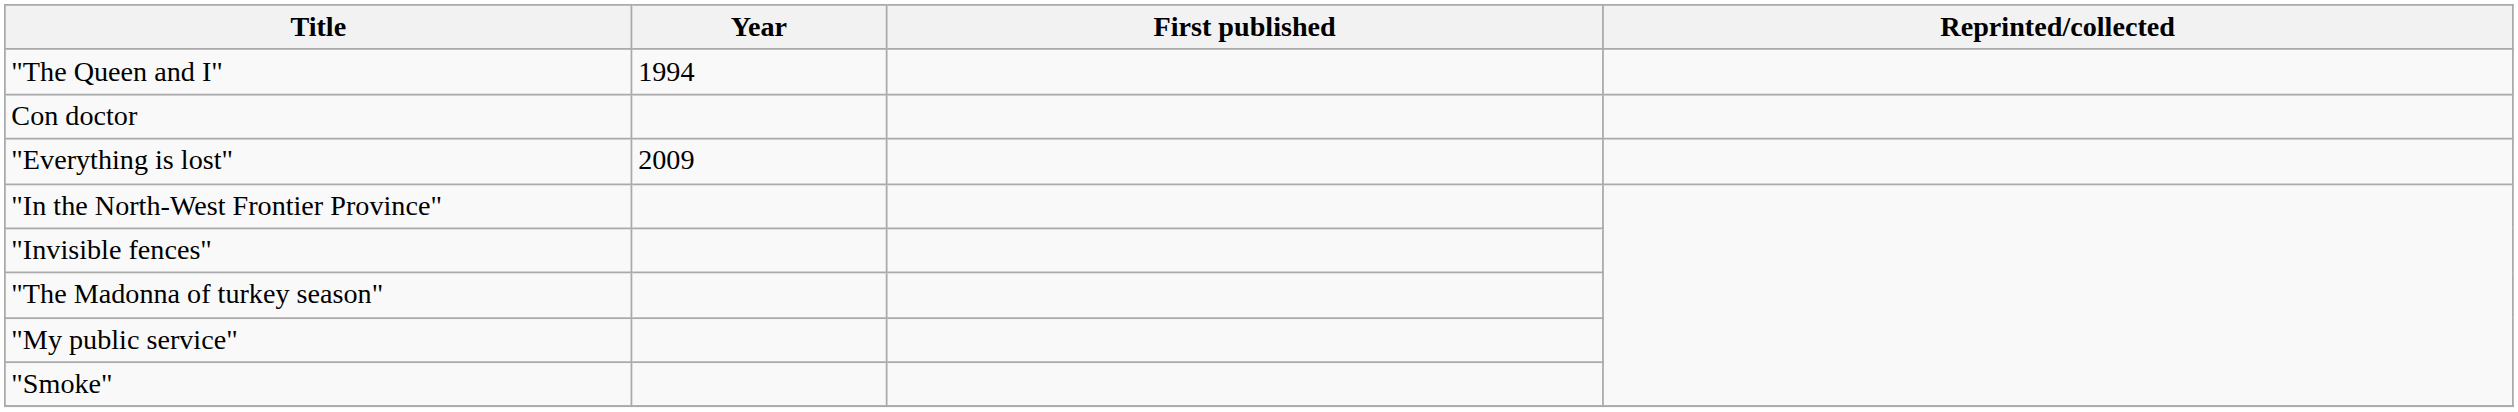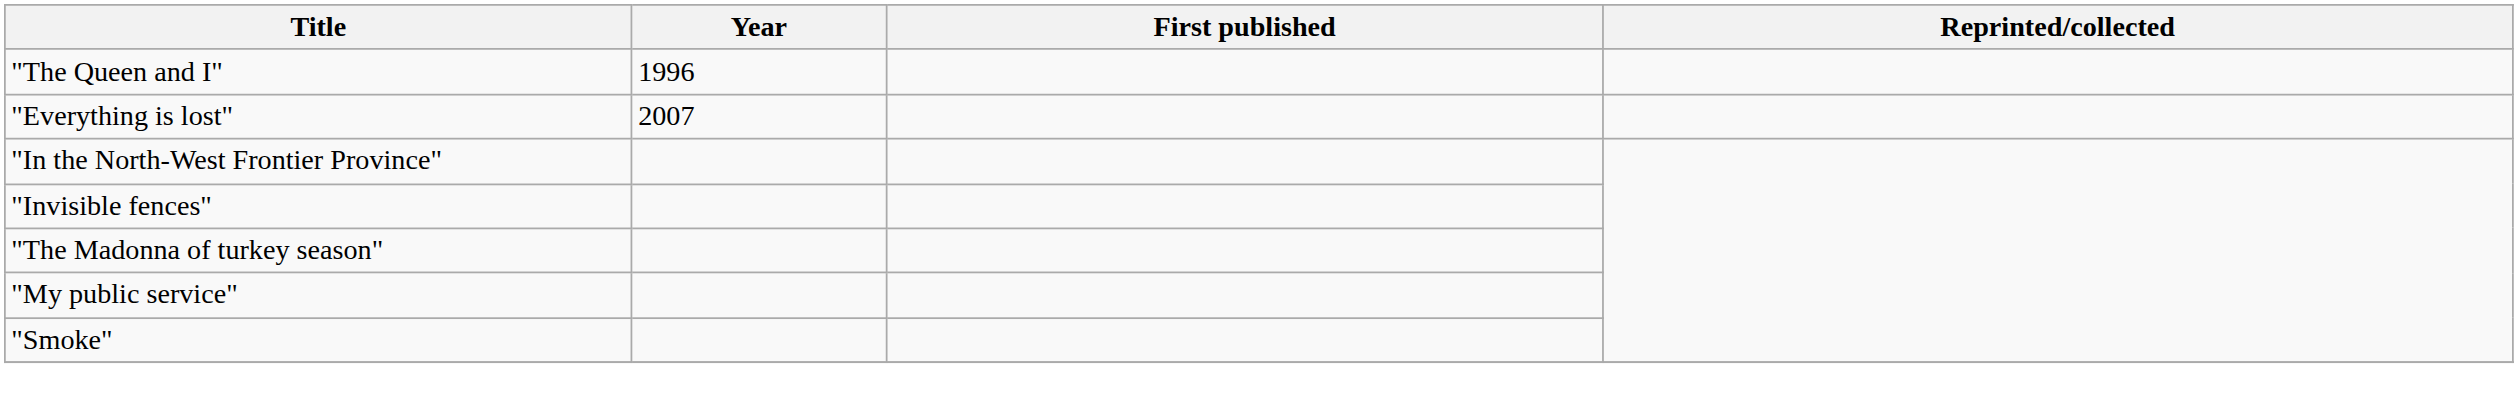(666, 71) 1994 -> (666, 71) 1996
- row: (74, 116)
(666, 160) 2009 -> (666, 116) 2007
